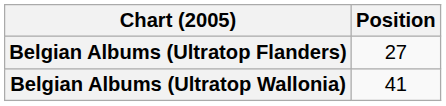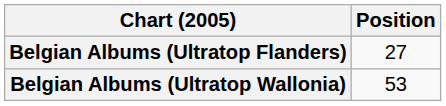(396, 84) 41 -> (396, 84) 53
